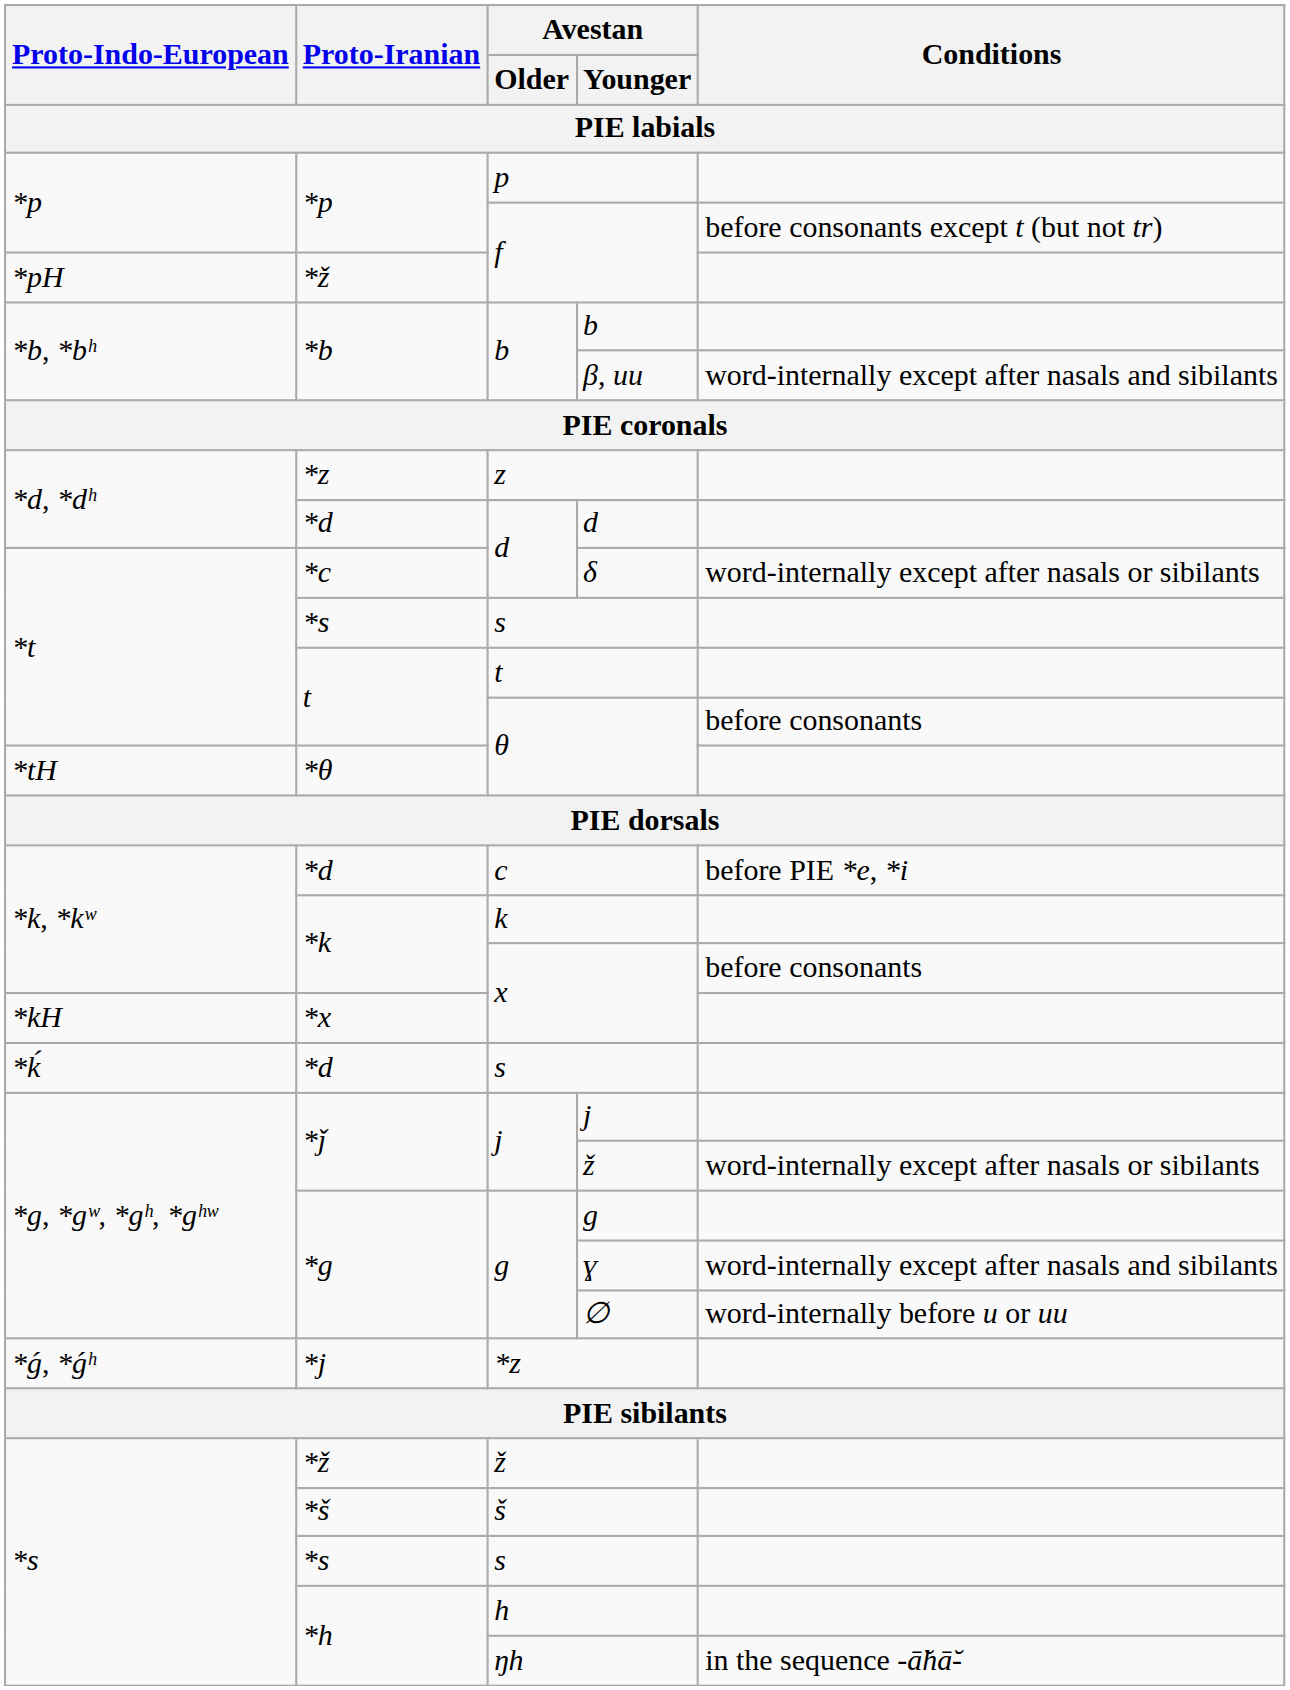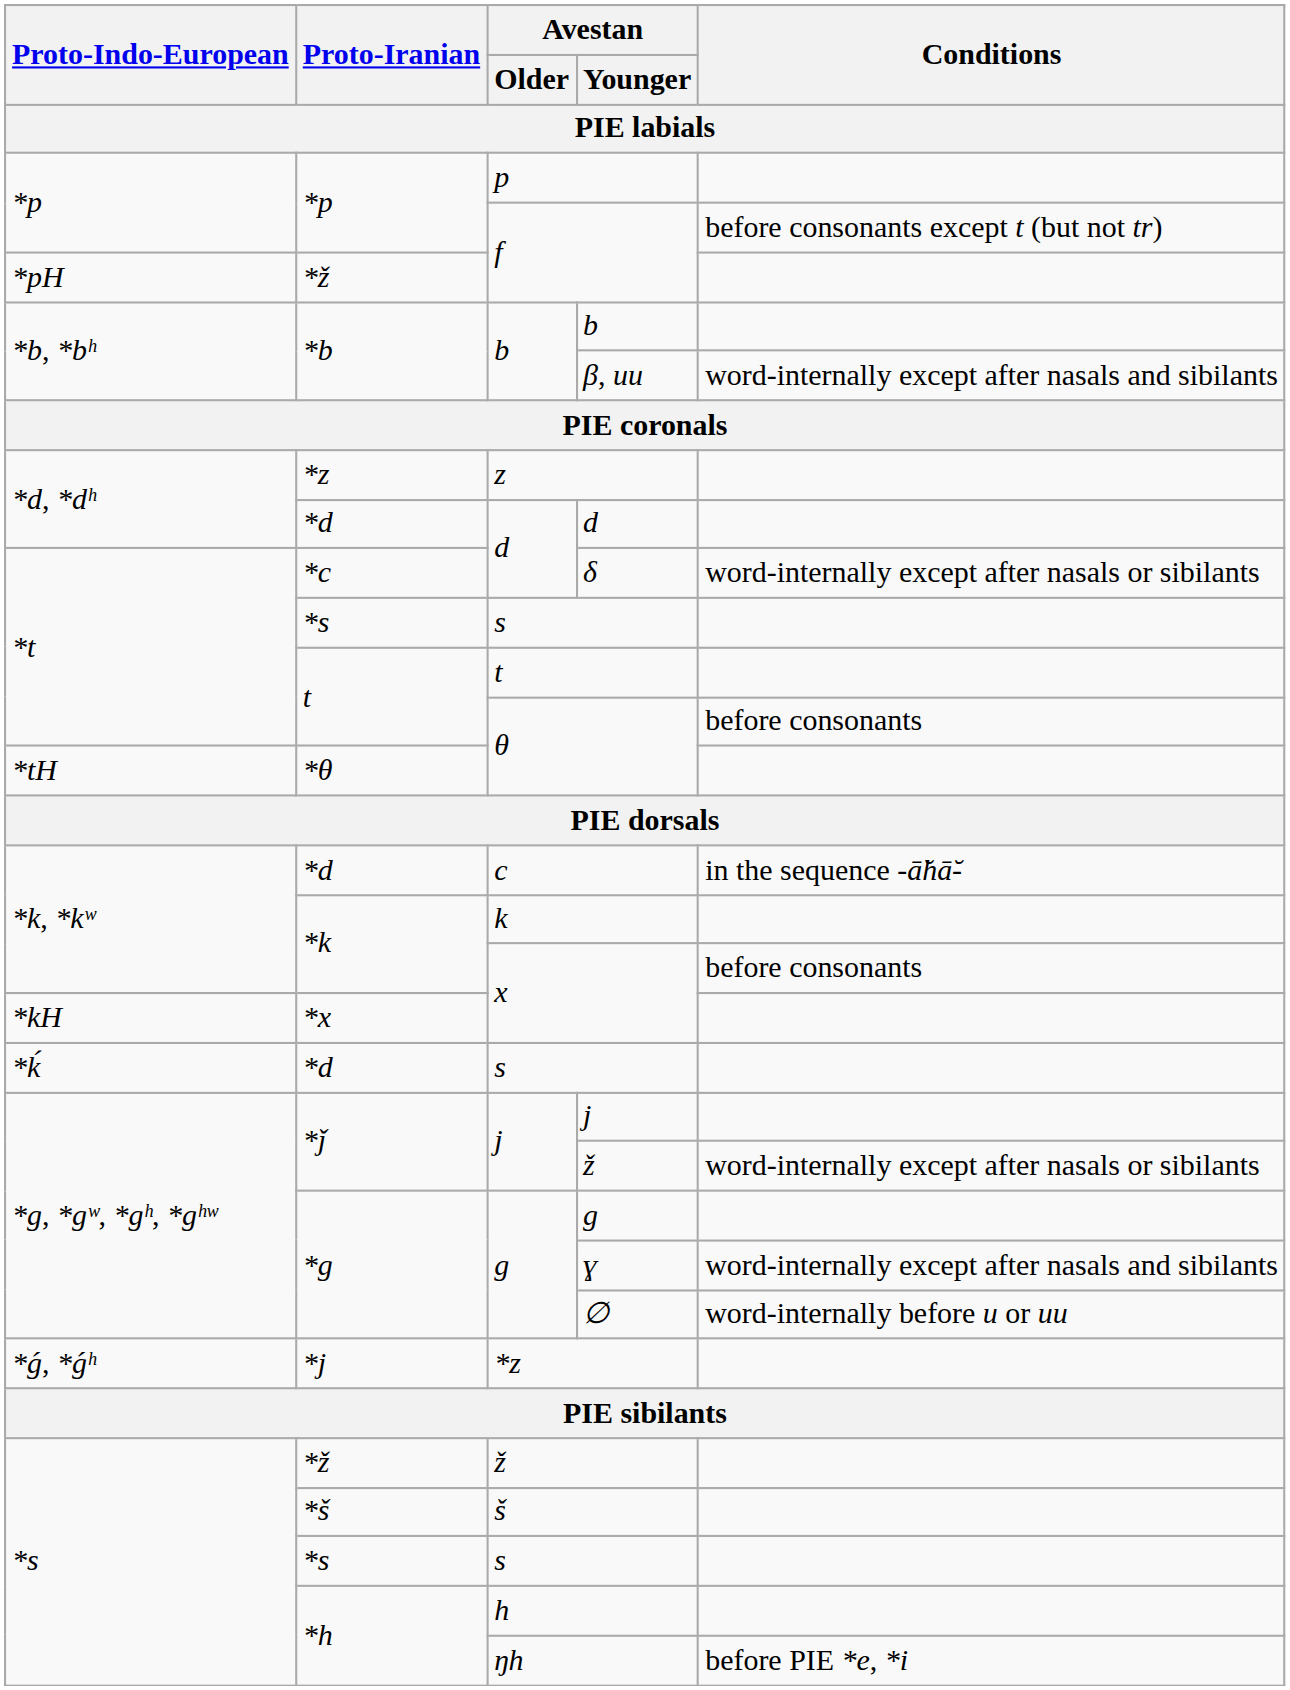(807, 869) before PIE *e, *i -> (834, 869) in the sequence -ā̆hā̆-
(834, 1659) in the sequence -ā̆hā̆- -> (807, 1659) before PIE *e, *i
